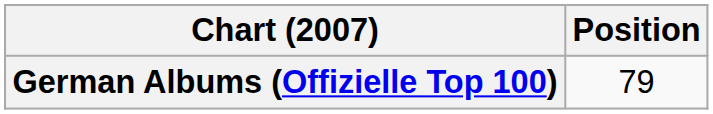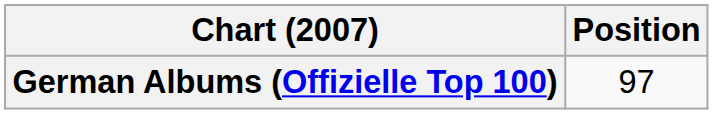(637, 81) 79 -> (637, 81) 97
